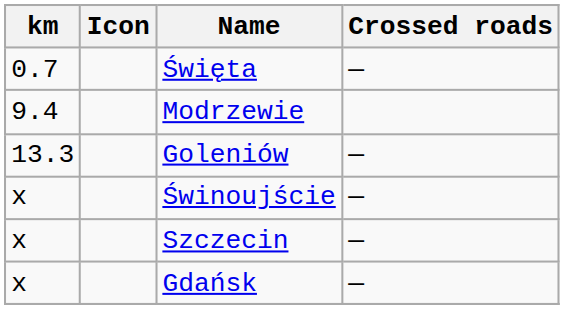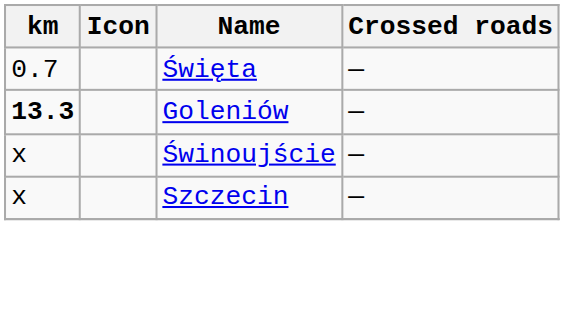- row: (233, 112)
(43, 155) normal -> (43, 112) bold
- row: (210, 283)
